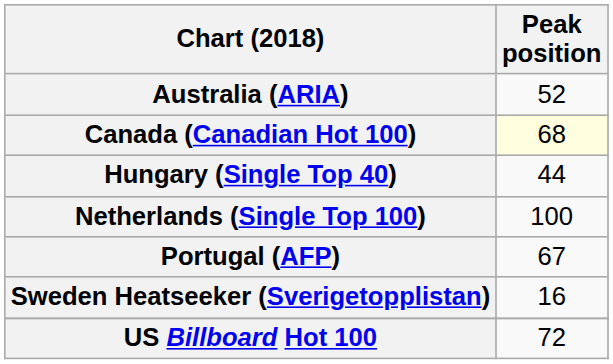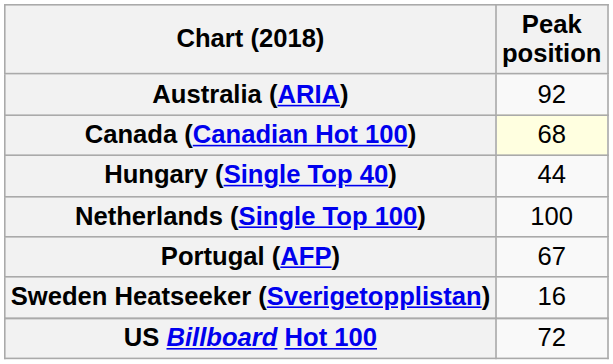(552, 94) 52 -> (552, 94) 92
